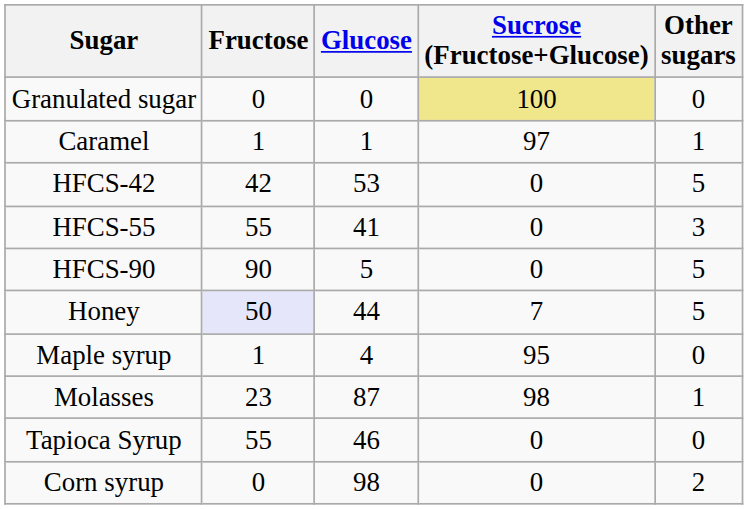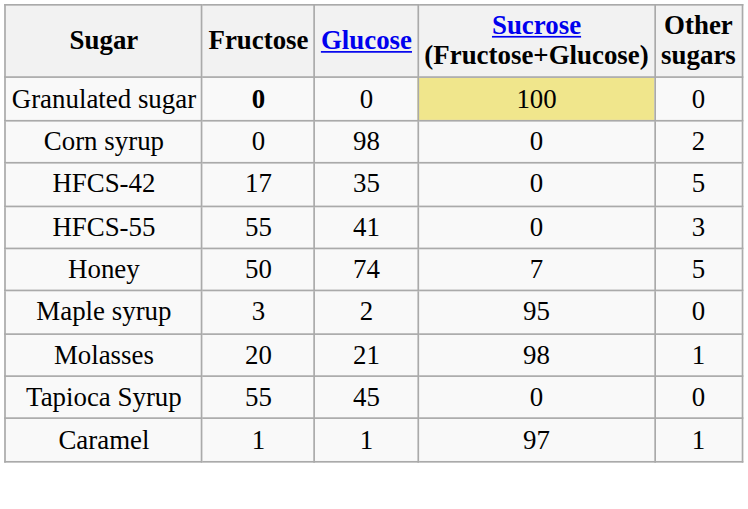(258, 98) normal -> (258, 98) bold
rows swapped: (104, 141) <-> (104, 482)
(258, 183) 42 -> (258, 183) 17
(366, 183) 53 -> (366, 183) 35
- row: (104, 269)
(258, 311) lavender background -> (258, 269) no background
(366, 311) 44 -> (366, 269) 74
(258, 354) 1 -> (258, 311) 3
(366, 354) 4 -> (366, 311) 2
(258, 397) 23 -> (258, 354) 20
(366, 397) 87 -> (366, 354) 21
(366, 439) 46 -> (366, 397) 45
